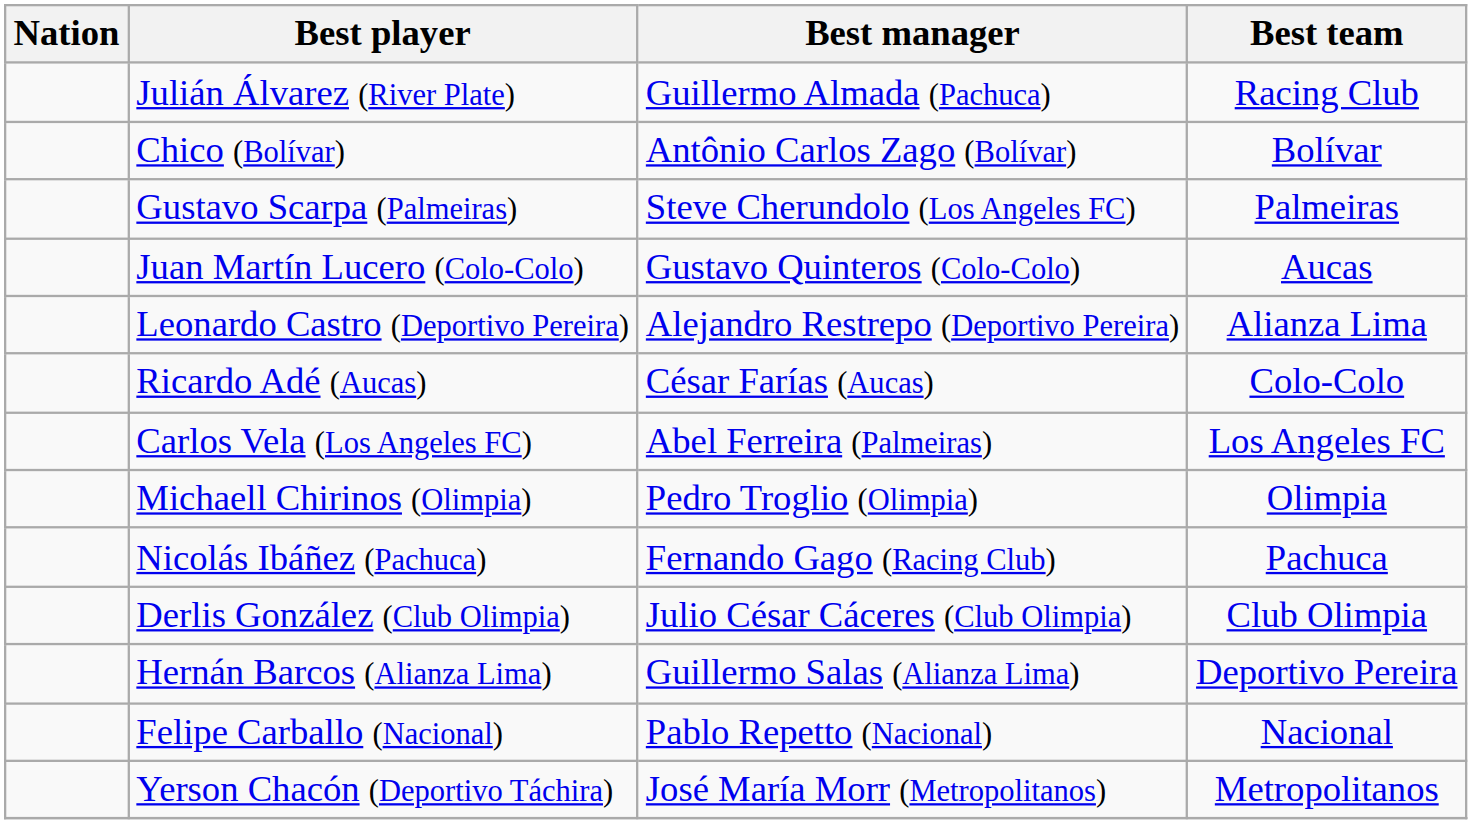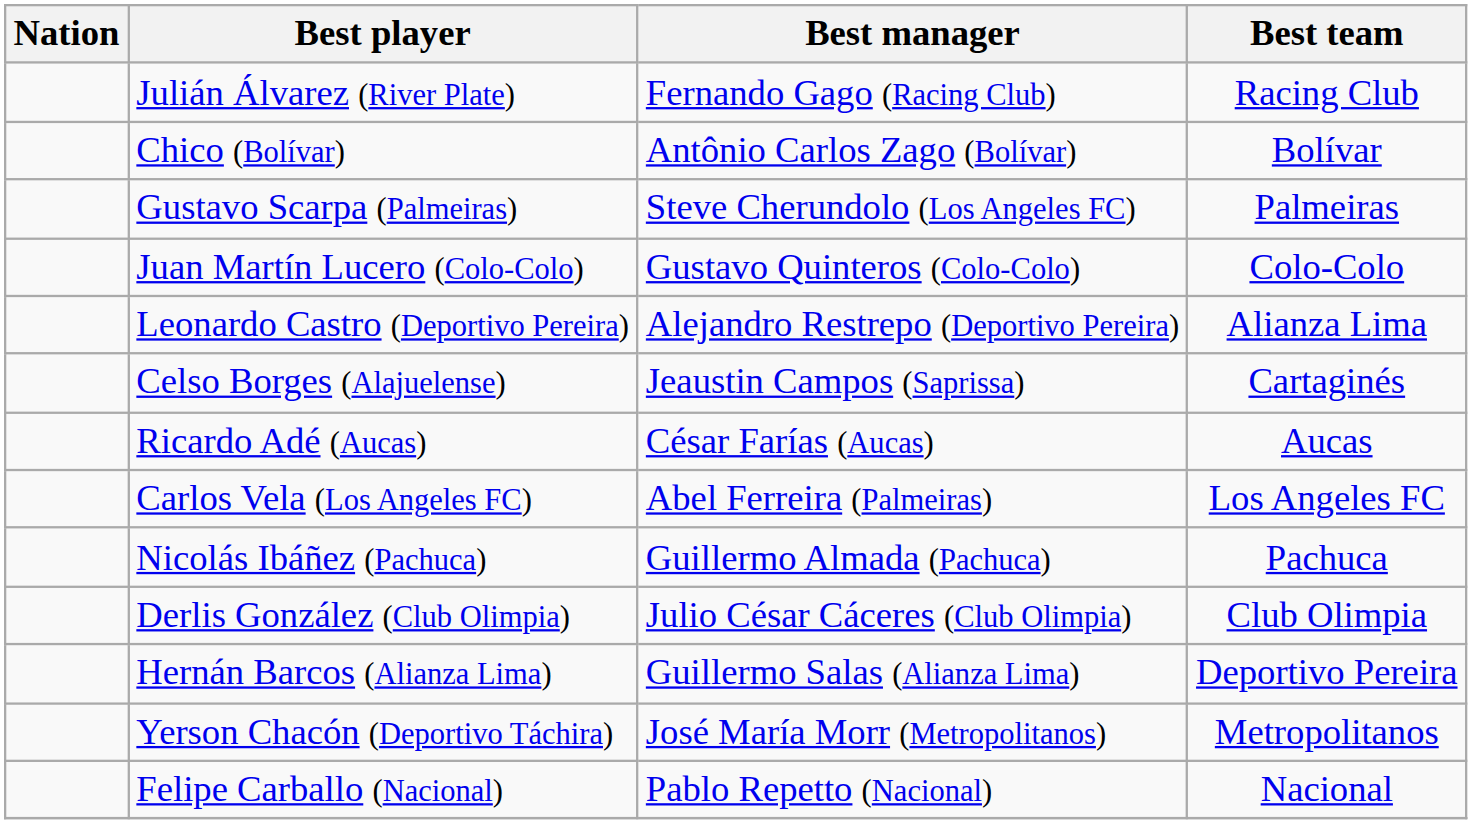(848, 91) Guillermo Almada (Pachuca) -> (851, 91) Fernando Gago (Racing Club)
(1327, 265) Aucas -> (1327, 265) Colo-Colo
+ row: (321, 382)
(1327, 382) Colo-Colo -> (1327, 440) Aucas
- row: (334, 498)
(851, 556) Fernando Gago (Racing Club) -> (848, 556) Guillermo Almada (Pachuca)
rows swapped: (320, 730) <-> (375, 788)
